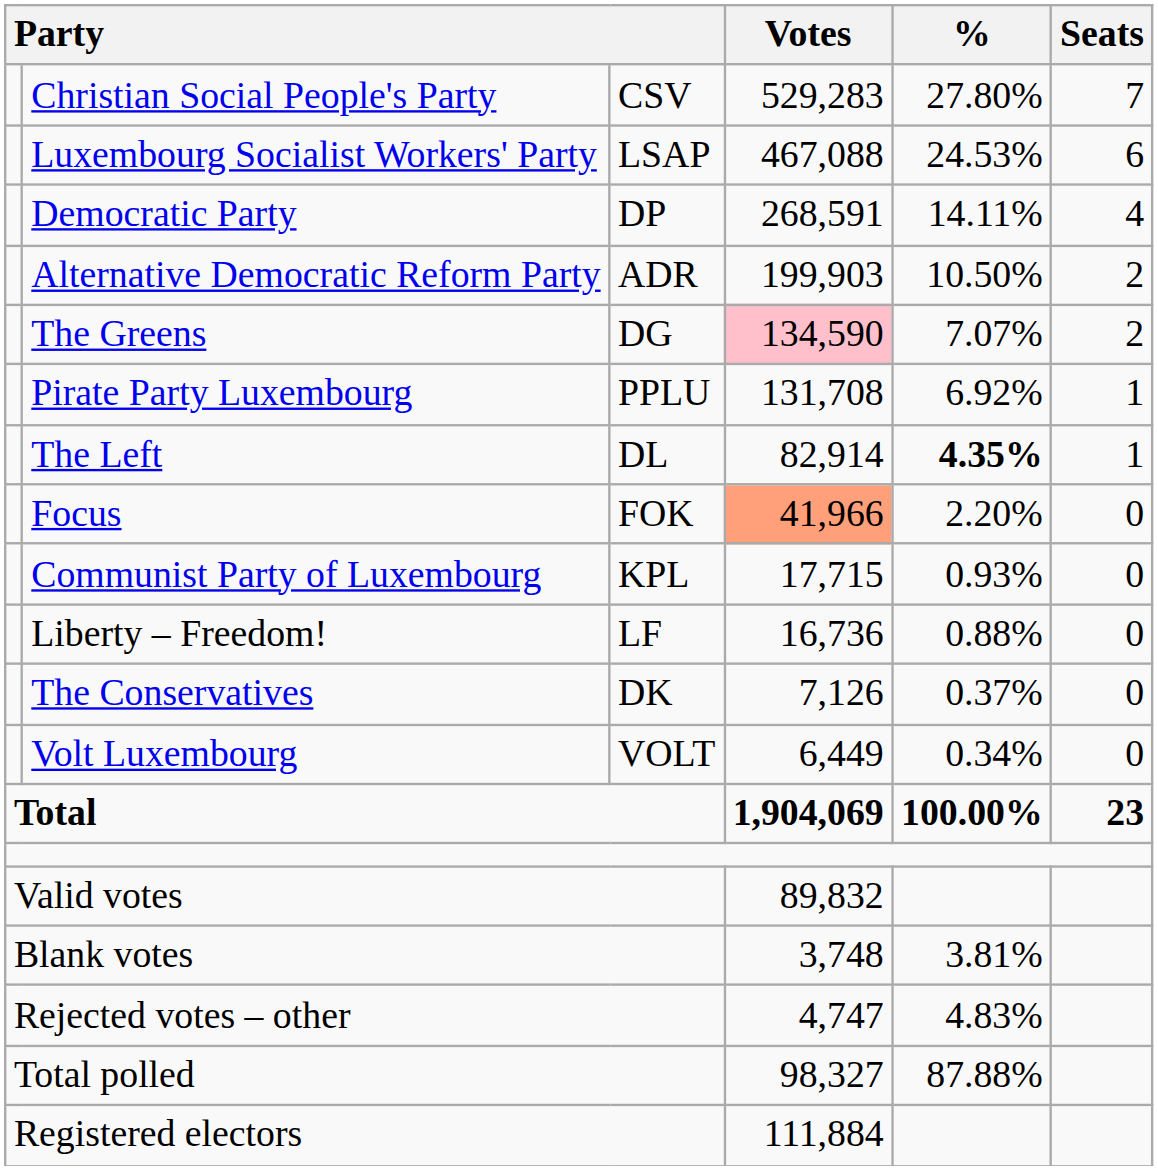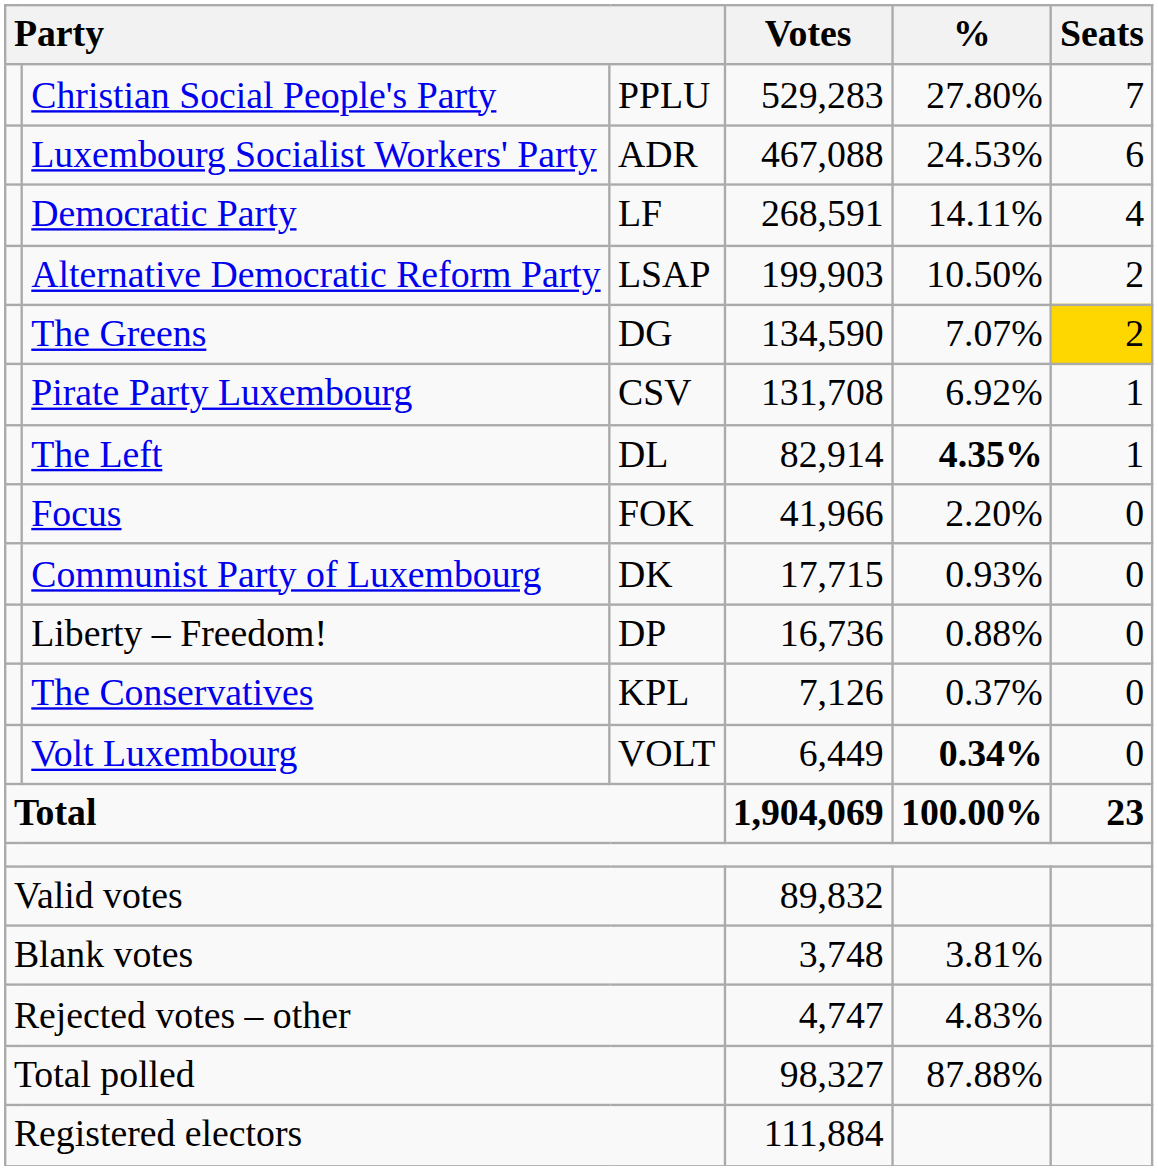(655, 94) CSV -> (664, 94) PPLU
(664, 154) LSAP -> (658, 154) ADR
(642, 214) DP -> (640, 214) LF
(658, 273) ADR -> (664, 273) LSAP
(822, 333) pink background -> (822, 333) no background
(1135, 333) no background -> (1135, 333) gold background
(664, 393) PPLU -> (655, 393) CSV
(832, 513) lightsalmon background -> (832, 513) no background
(654, 573) KPL -> (645, 573) DK
(640, 633) LF -> (642, 633) DP
(645, 693) DK -> (654, 693) KPL
(994, 753) normal -> (991, 753) bold
